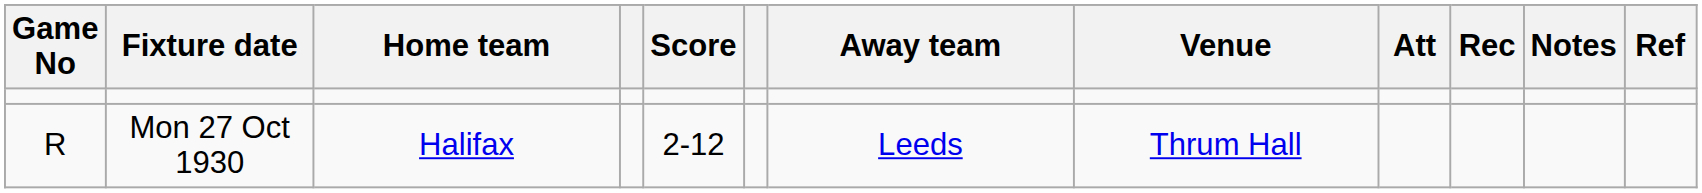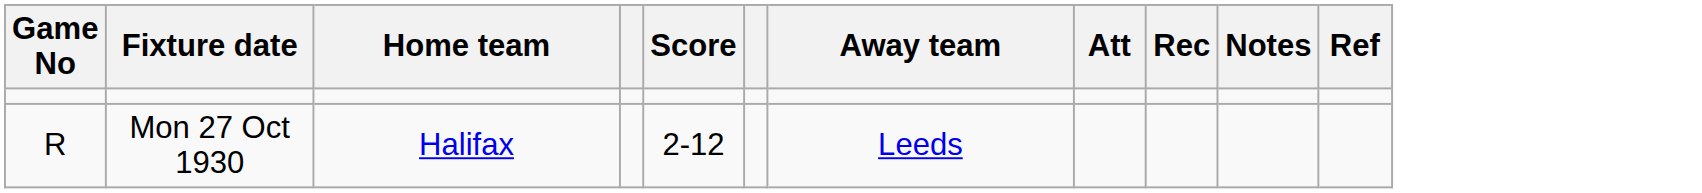- column: (1226, 46)
